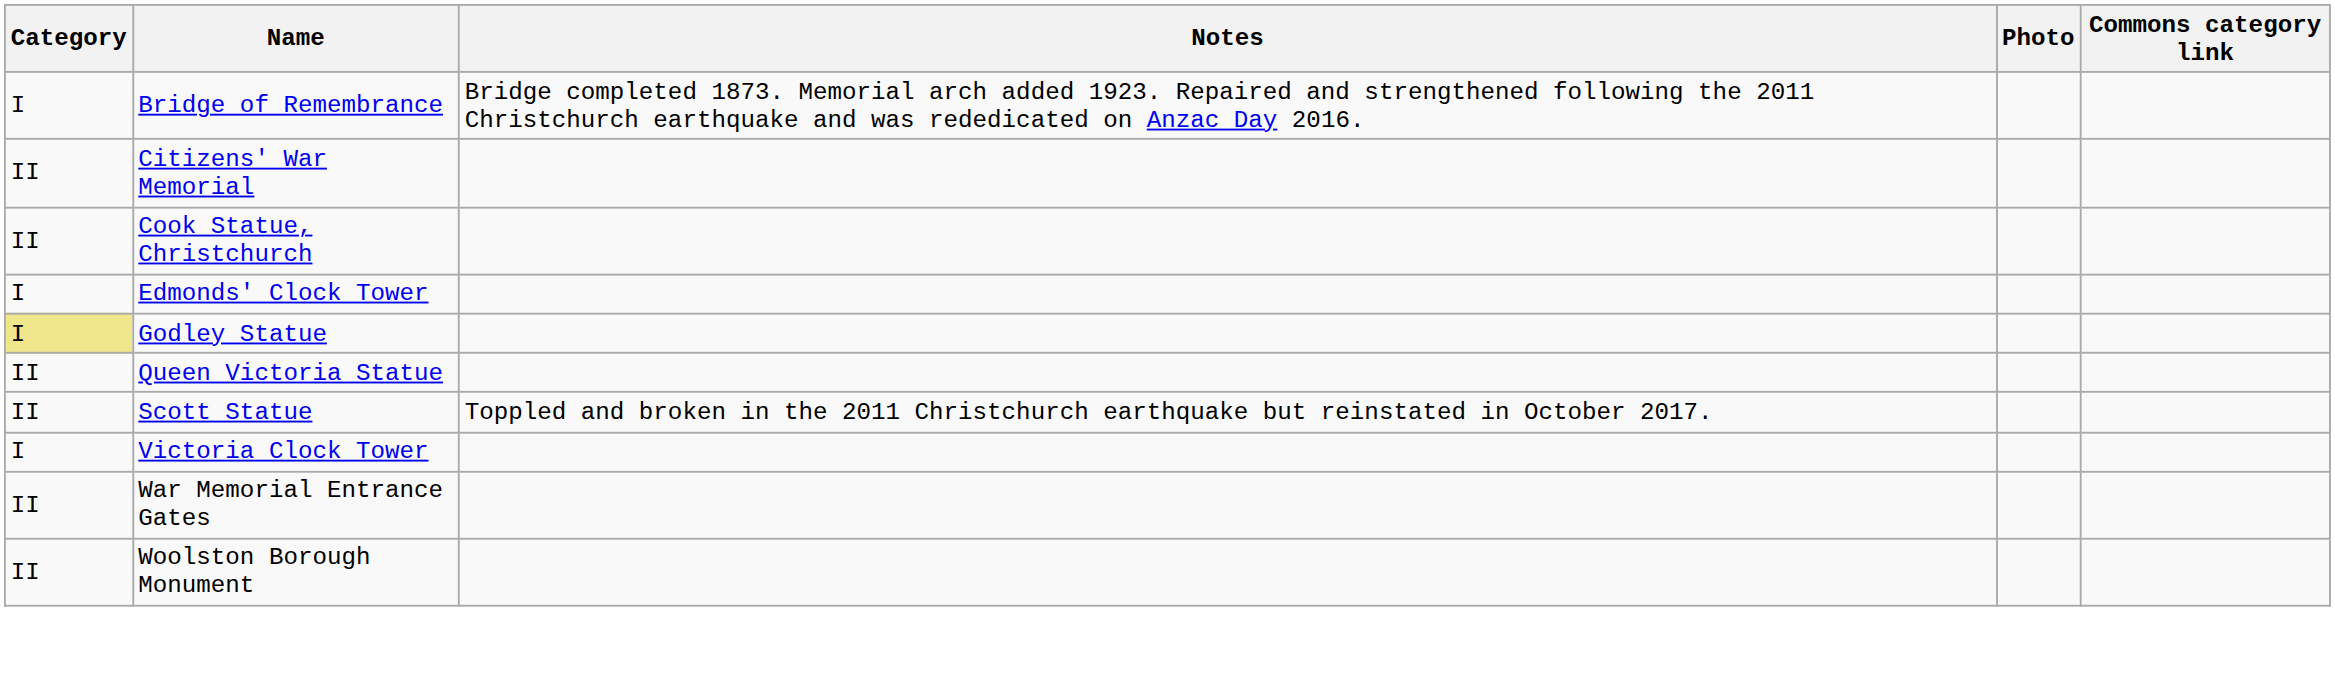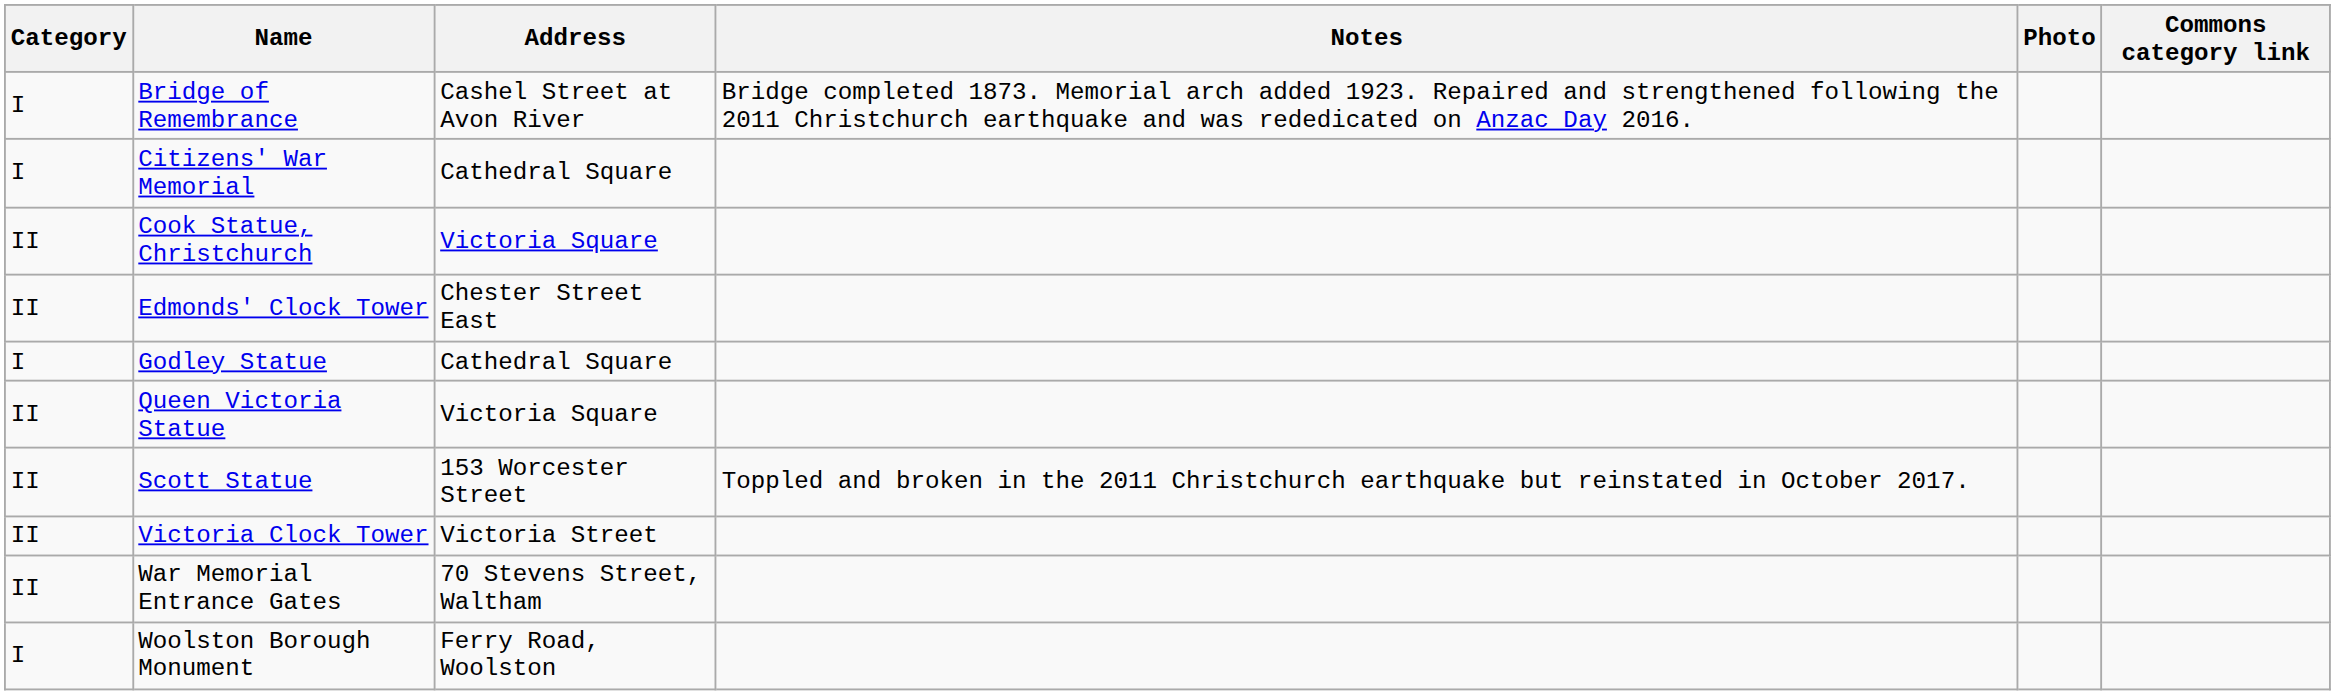+ column: (575, 39)
(25, 173) II -> (18, 173) I
(18, 294) I -> (25, 308) II
(18, 333) khaki background -> (18, 361) no background
(18, 452) I -> (25, 535) II
(25, 572) II -> (18, 656) I
